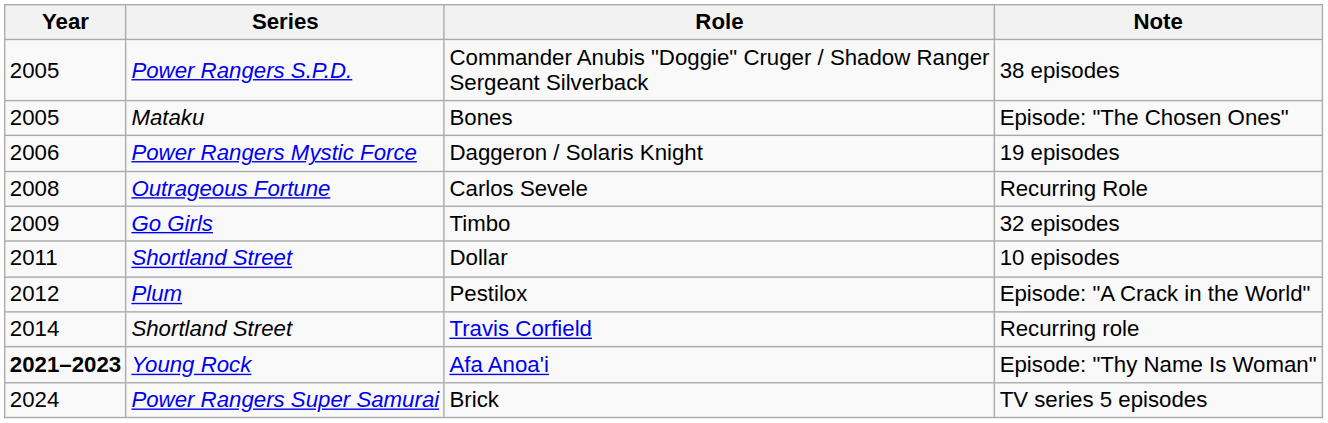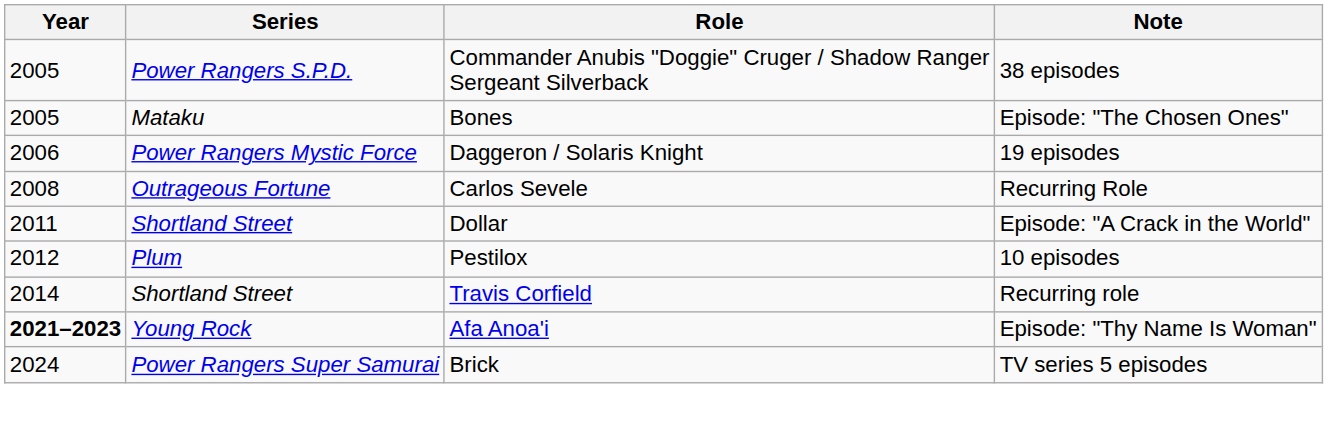- row: (480, 223)
(1060, 258) 10 episodes -> (1155, 223) Episode: "A Crack in the World"
(1155, 294) Episode: "A Crack in the World" -> (1060, 258) 10 episodes
